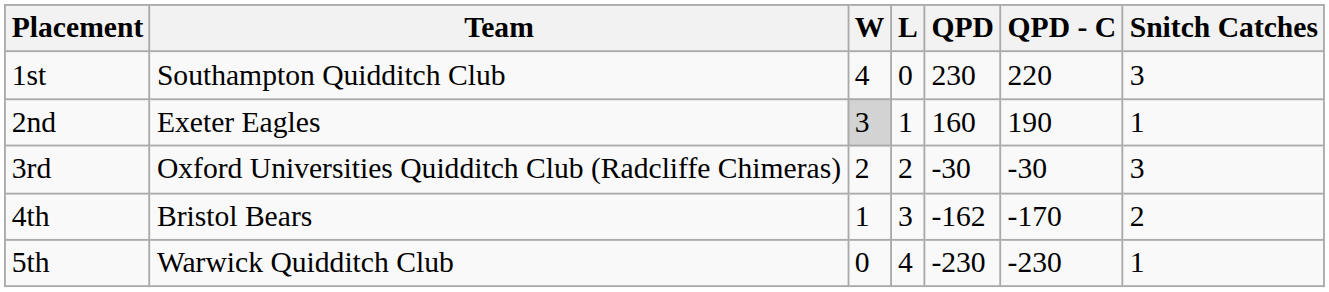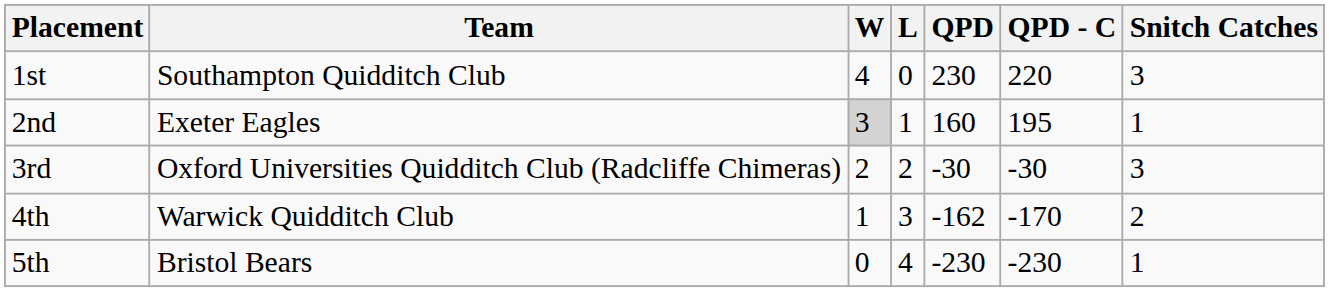(1030, 121) 190 -> (1030, 121) 195
(235, 215) Bristol Bears -> (305, 215) Warwick Quidditch Club
(305, 262) Warwick Quidditch Club -> (235, 262) Bristol Bears
